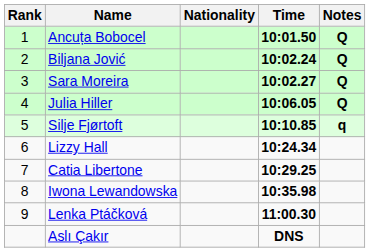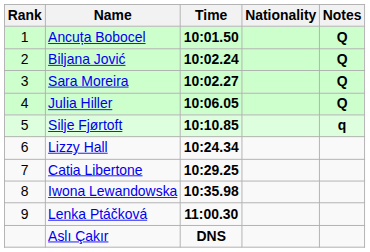columns swapped: (219, 15) <-> (289, 15)
